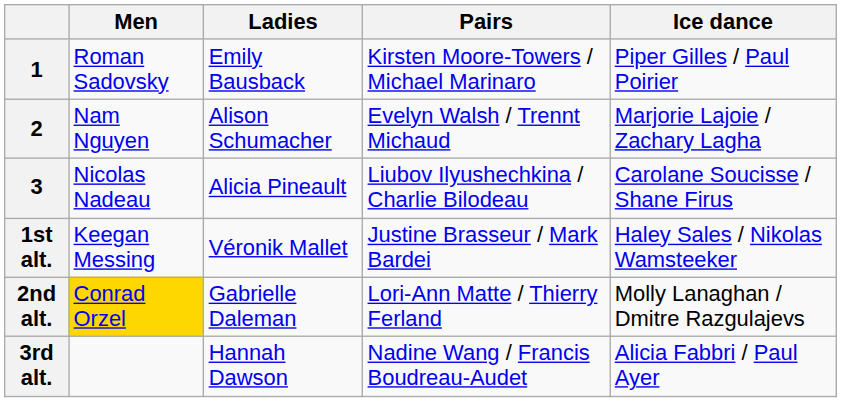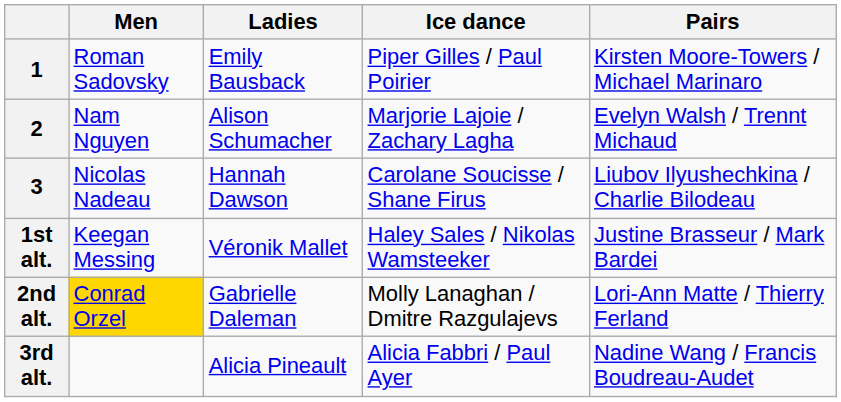columns swapped: (486, 21) <-> (723, 21)
(278, 187) Alicia Pineault -> (248, 187) Hannah Dawson
(248, 366) Hannah Dawson -> (278, 366) Alicia Pineault
